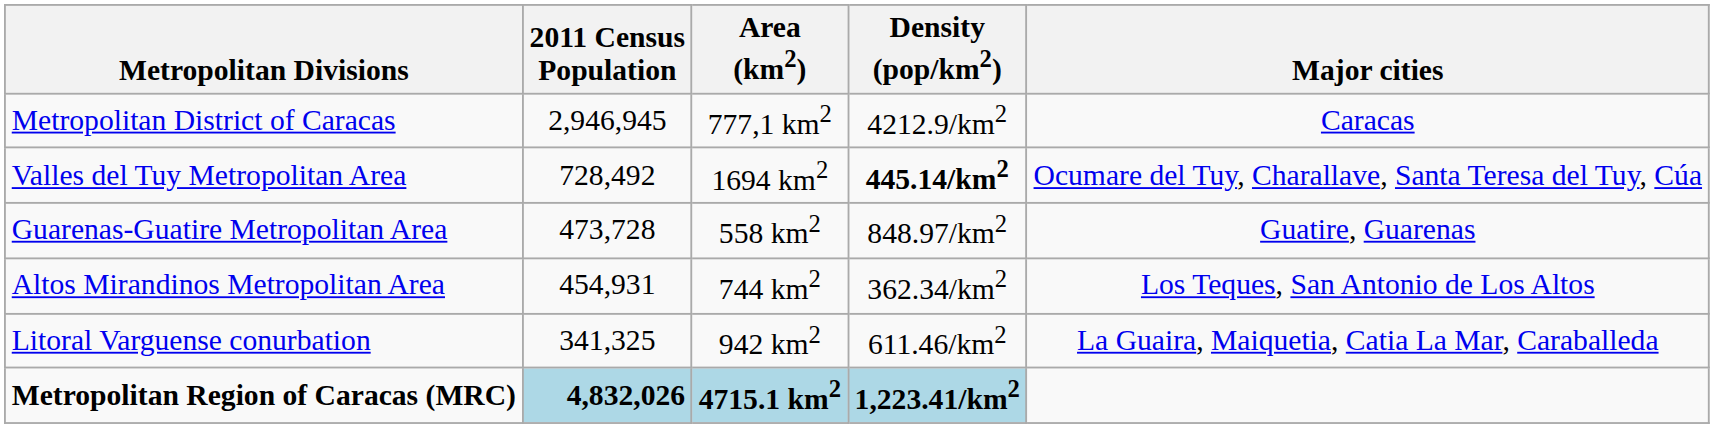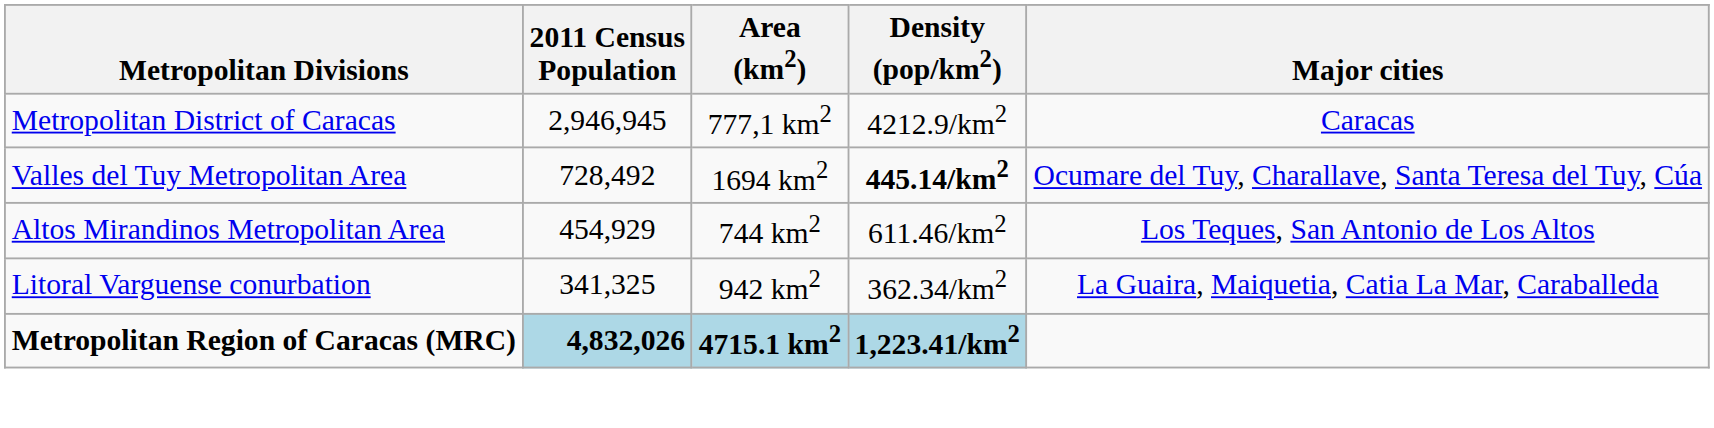- row: (230, 230)
(607, 285) 454,931 -> (607, 230) 454,929
(937, 285) 362.34/km2 -> (937, 230) 611.46/km2
(937, 340) 611.46/km2 -> (937, 285) 362.34/km2
